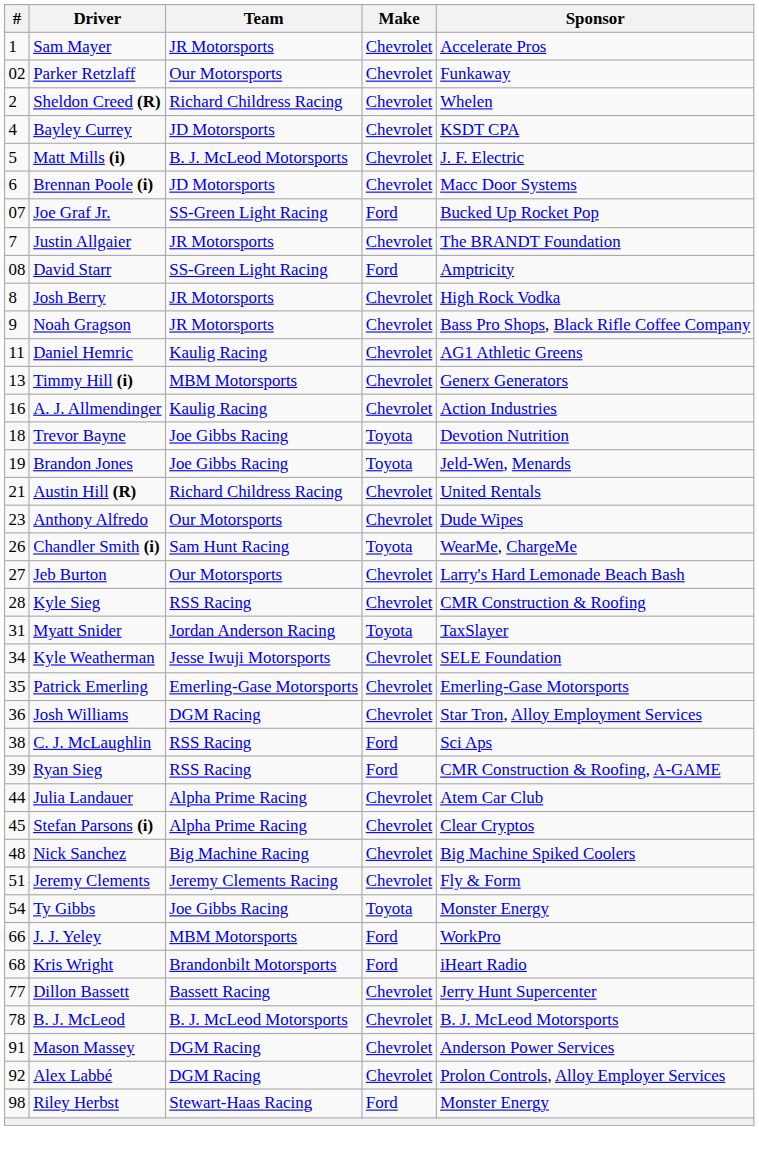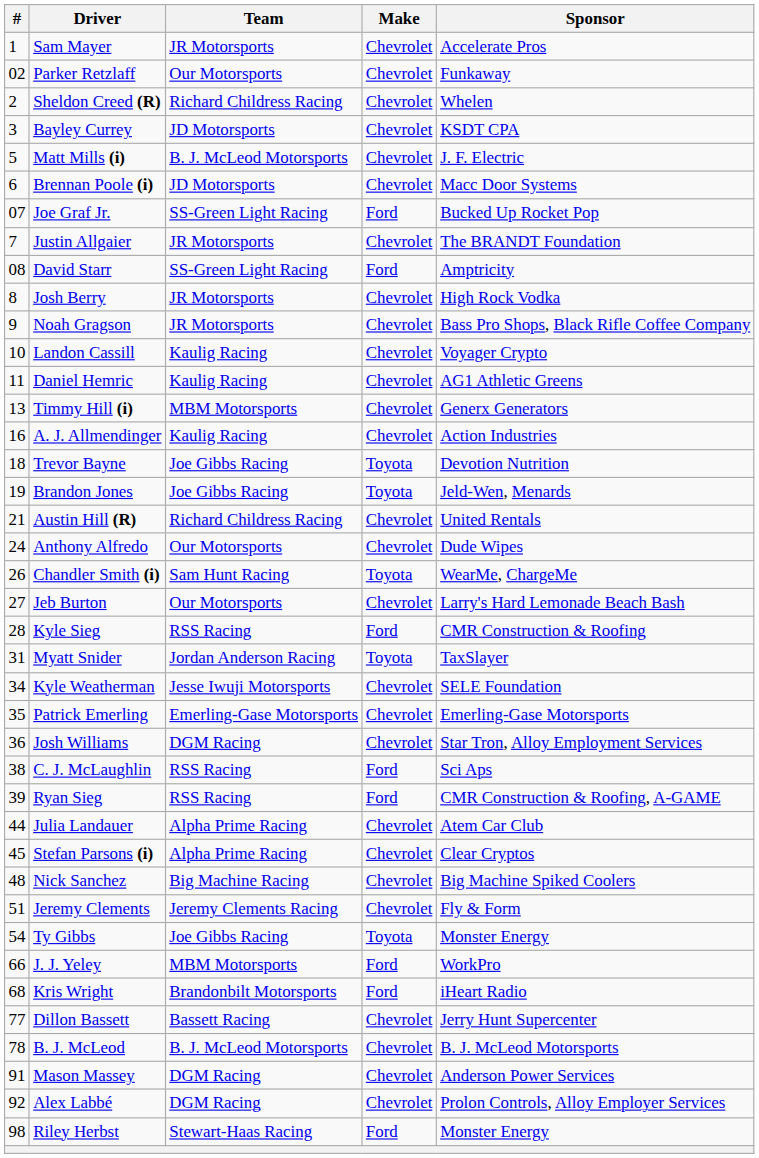(13, 129) 4 -> (13, 129) 3
+ row: (84, 352)
(17, 519) 23 -> (17, 547) 24
(399, 602) Chevrolet -> (382, 630) Ford
